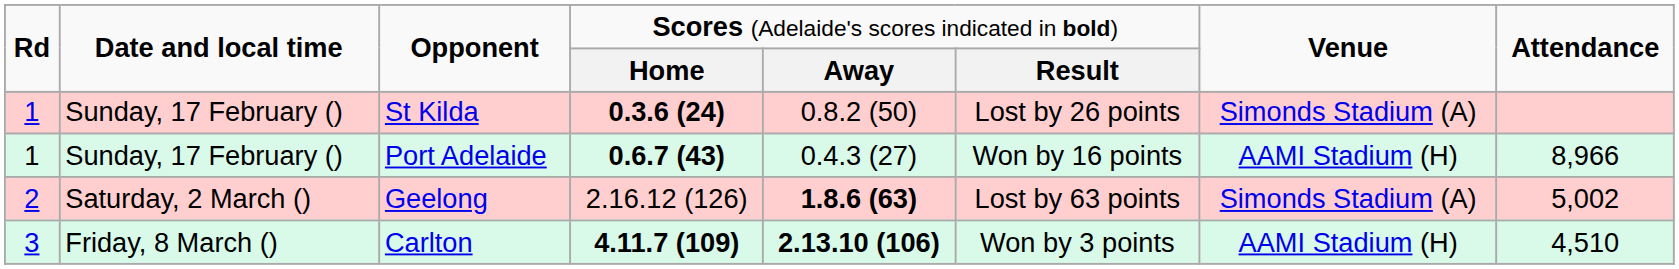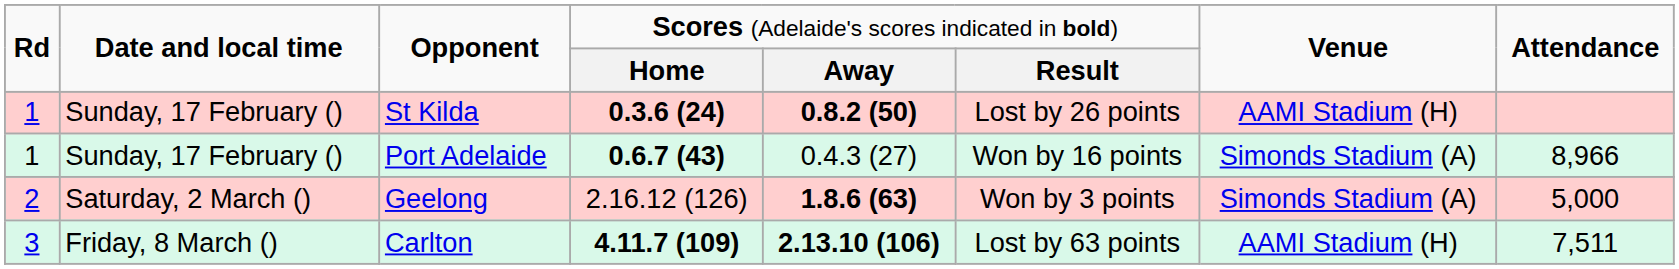(859, 113) normal -> (859, 113) bold
(1348, 113) Simonds Stadium (A) -> (1348, 113) AAMI Stadium (H)
(1348, 156) AAMI Stadium (H) -> (1348, 156) Simonds Stadium (A)
(1077, 199) Lost by 63 points -> (1077, 199) Won by 3 points
(1585, 199) 5,002 -> (1585, 199) 5,000
(1077, 242) Won by 3 points -> (1077, 242) Lost by 63 points
(1585, 242) 4,510 -> (1585, 242) 7,511
